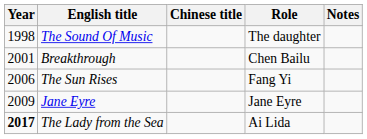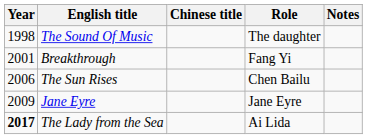(279, 58) Chen Bailu -> (270, 58) Fang Yi
(270, 79) Fang Yi -> (279, 79) Chen Bailu
